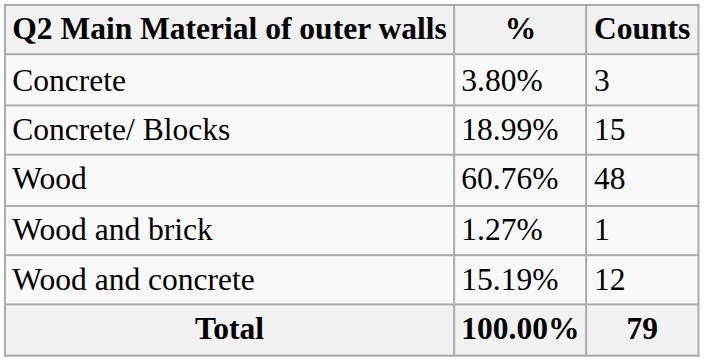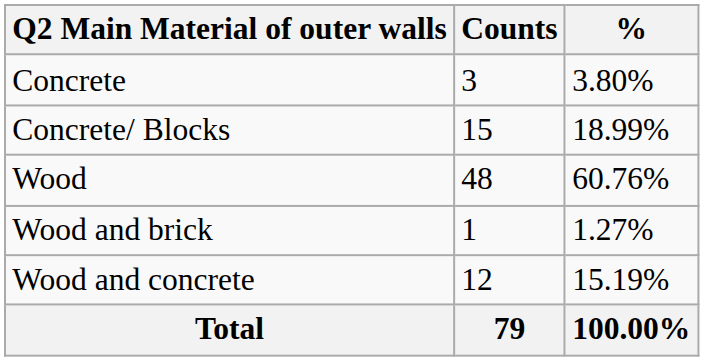columns swapped: (642, 29) <-> (520, 29)
